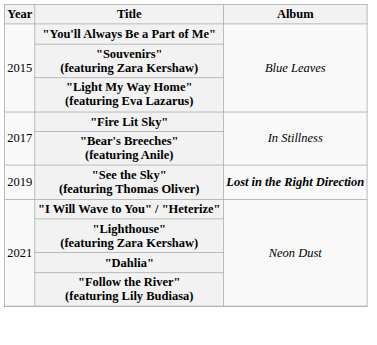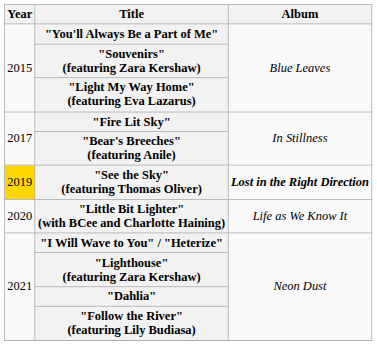(20, 182) no background -> (20, 182) gold background
+ row: (132, 216)
